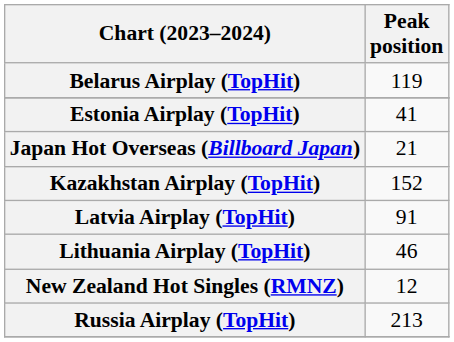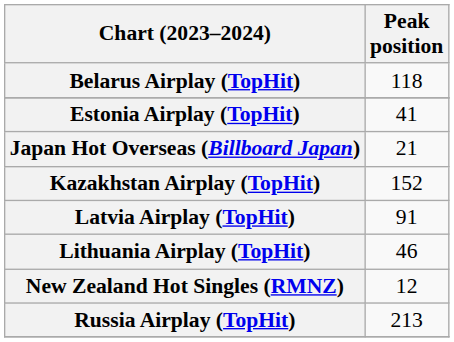(407, 80) 119 -> (407, 80) 118
